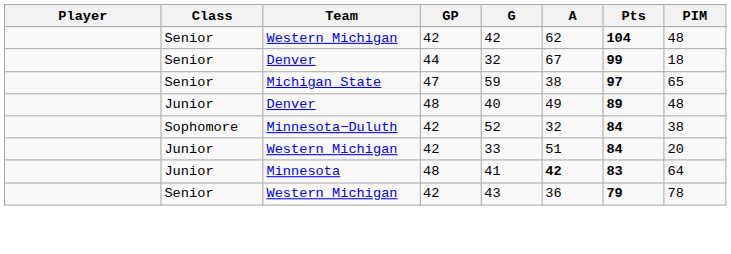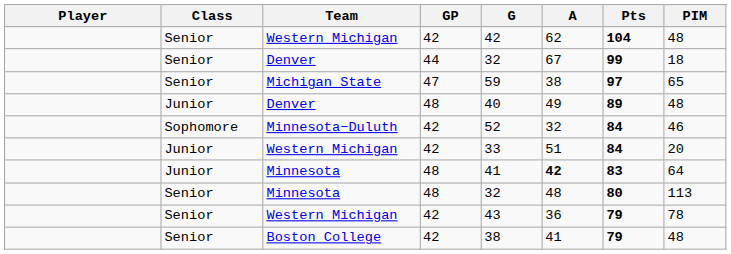(676, 127) 38 -> (676, 127) 46
+ row: (189, 194)
+ row: (189, 238)
